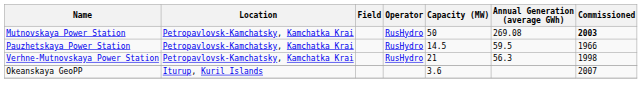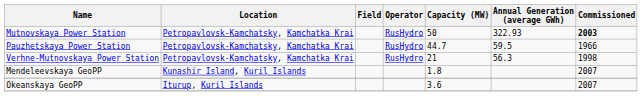(507, 33) 269.08 -> (507, 33) 322.93
(437, 46) 14.5 -> (437, 46) 44.7
+ row: (54, 72)
